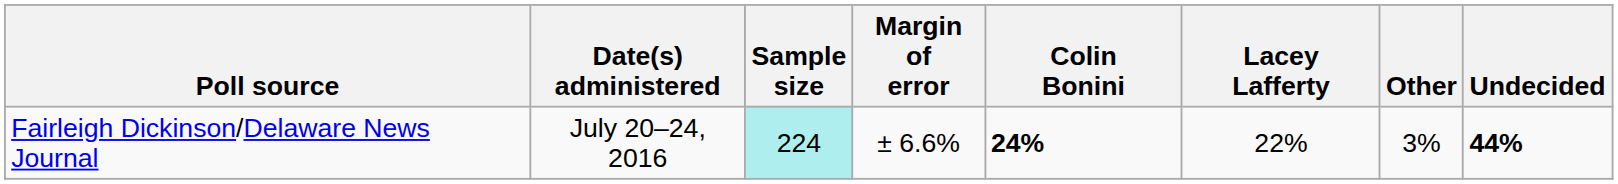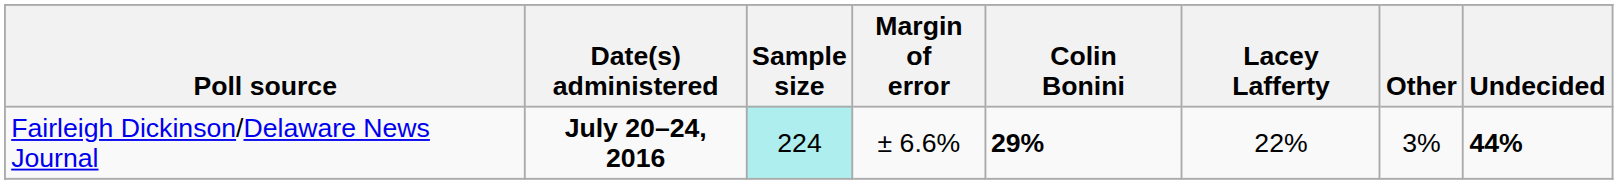(638, 142) normal -> (636, 142) bold
(1018, 142) 24% -> (1018, 142) 29%
